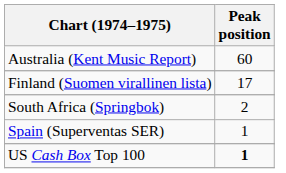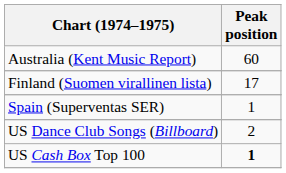- row: (86, 107)
+ row: (113, 131)
